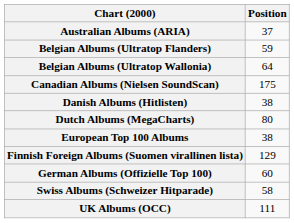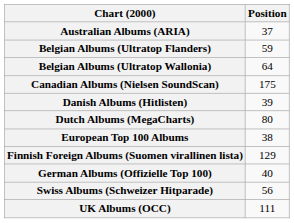(267, 102) 38 -> (267, 102) 39
(267, 173) 60 -> (267, 173) 40
(267, 191) 58 -> (267, 191) 56
